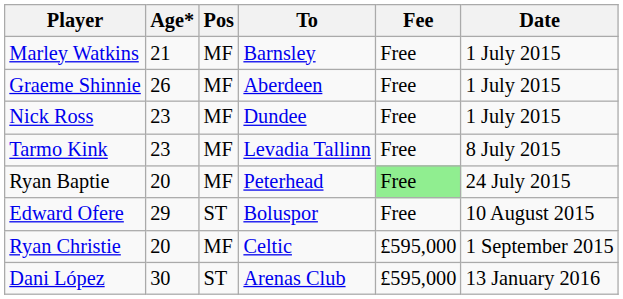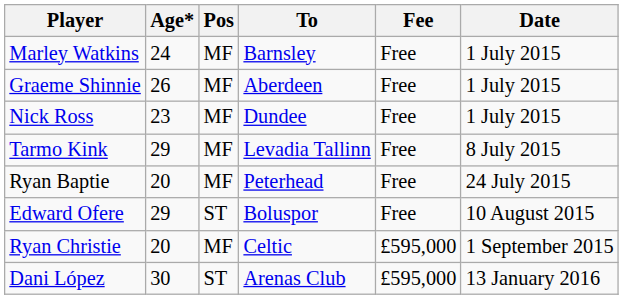(160, 52) 21 -> (160, 52) 24
(160, 149) 23 -> (160, 149) 29
(398, 181) lightgreen background -> (398, 181) no background
